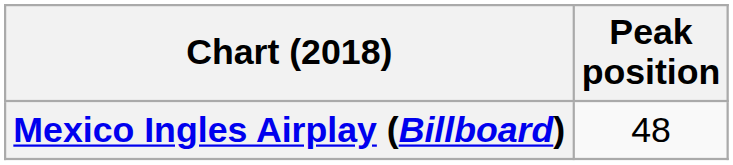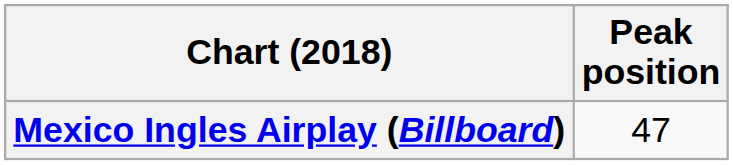(651, 129) 48 -> (651, 129) 47
